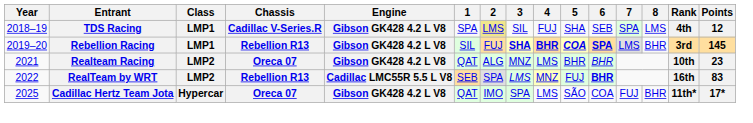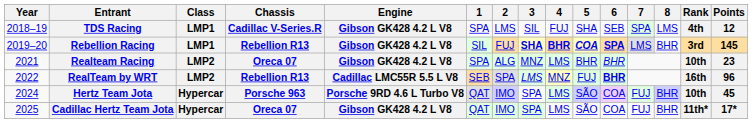(493, 28) khaki background -> (505, 28) no background
(467, 61) QAT -> (479, 61) SPA
(717, 77) 83 -> (729, 77) 96
+ row: (113, 94)
